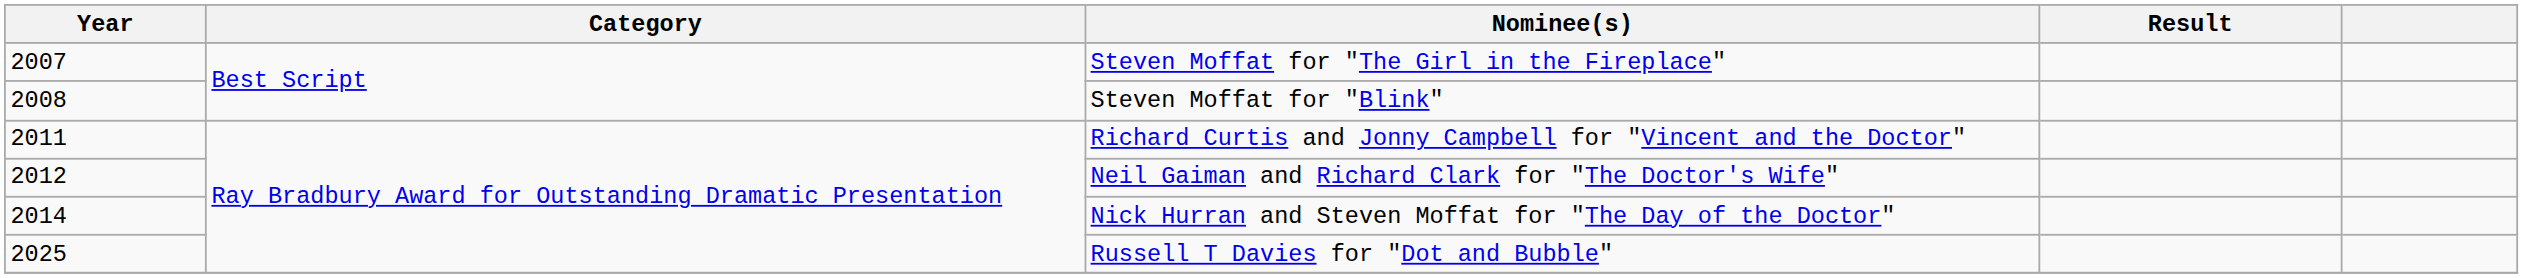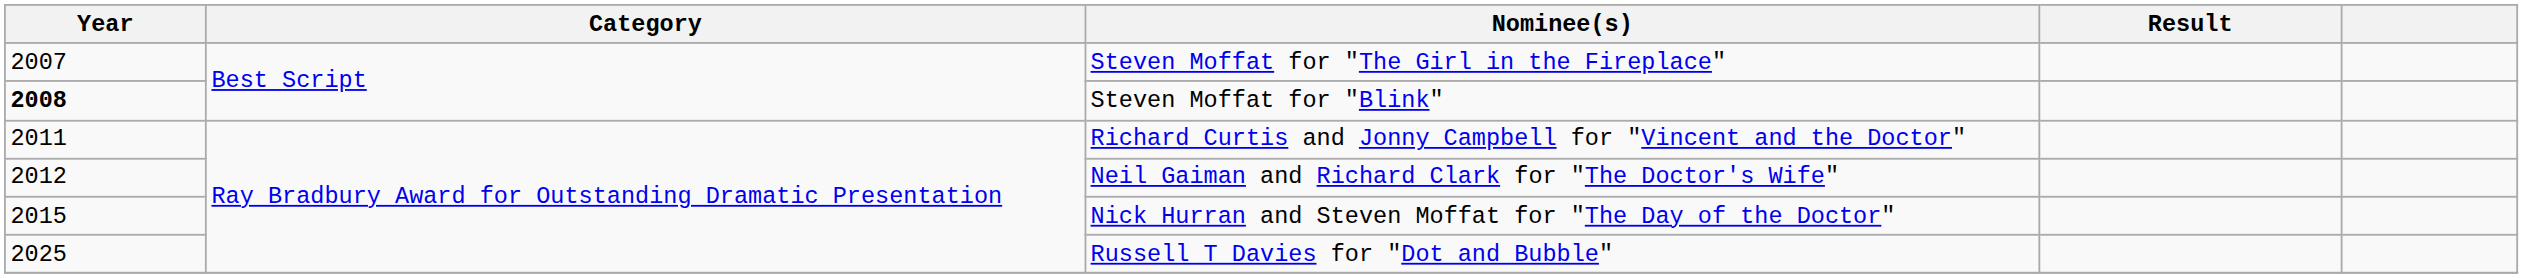(39, 101) normal -> (39, 101) bold
(39, 216) 2014 -> (39, 216) 2015
